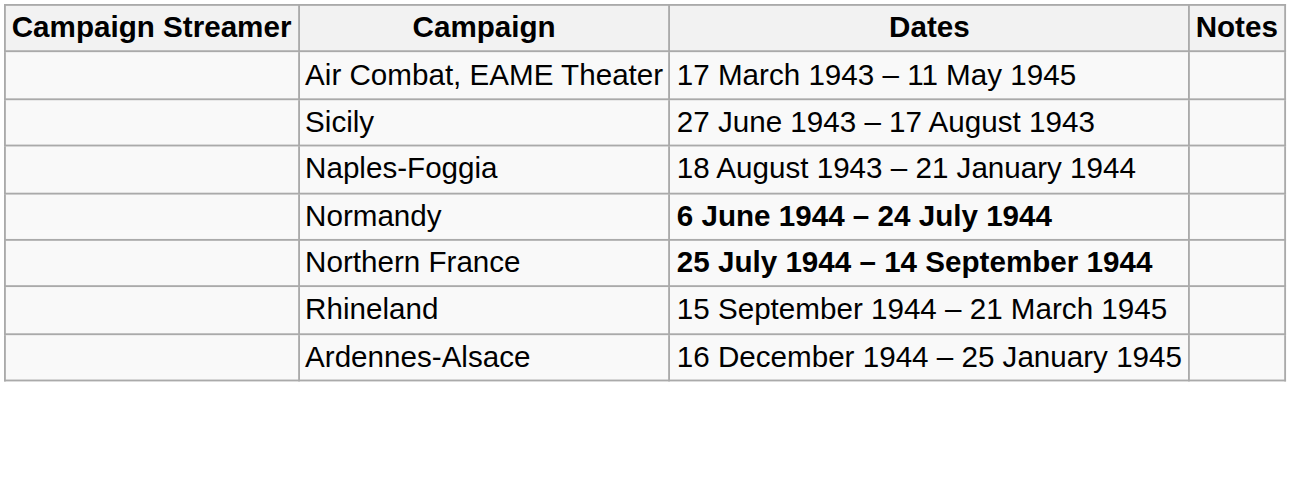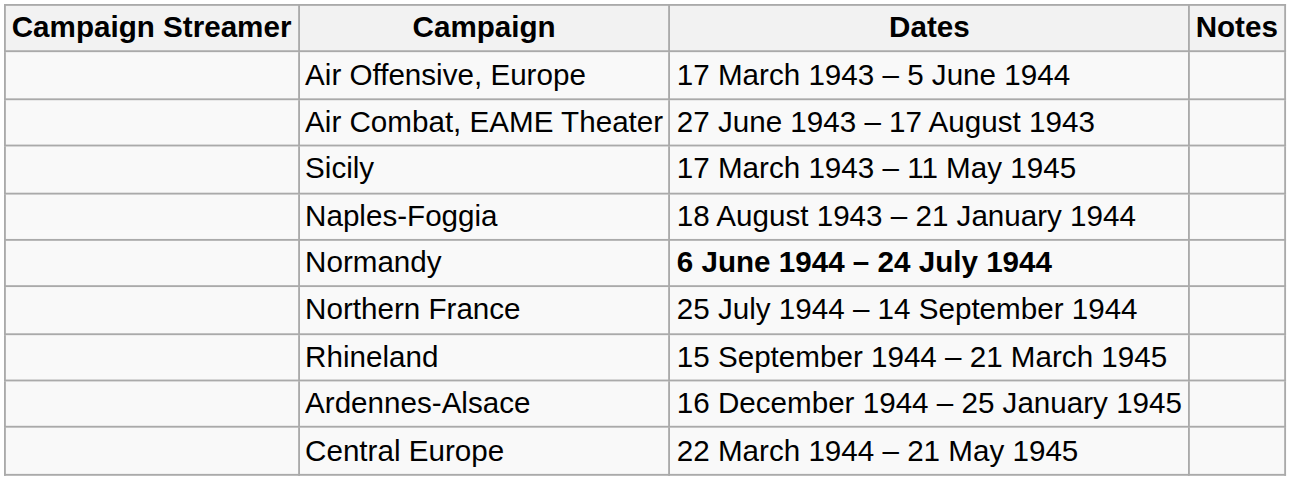+ row: (445, 74)
(876, 74) 17 March 1943 – 11 May 1945 -> (886, 121) 27 June 1943 – 17 August 1943
(886, 121) 27 June 1943 – 17 August 1943 -> (876, 168) 17 March 1943 – 11 May 1945
(915, 262) bold -> (907, 309) normal
+ row: (405, 450)
